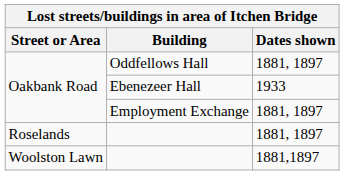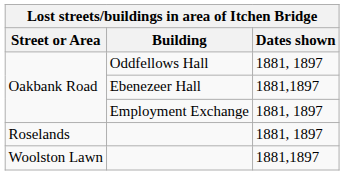(271, 87) 1933 -> (287, 87) 1881,1897
